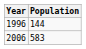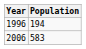(37, 24) 144 -> (37, 24) 194
